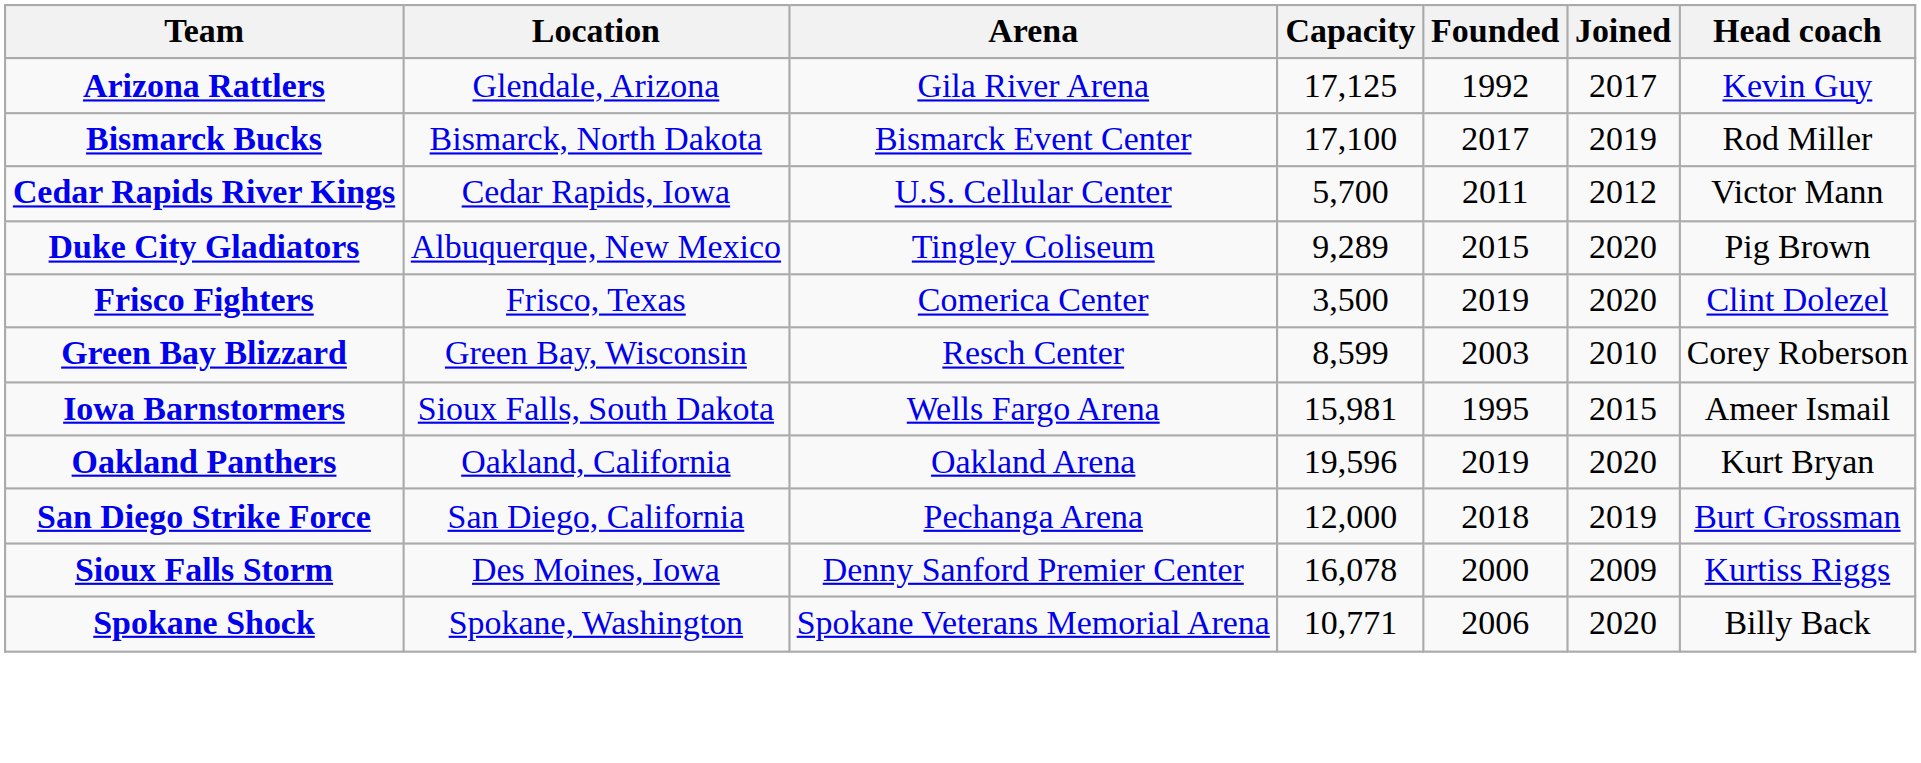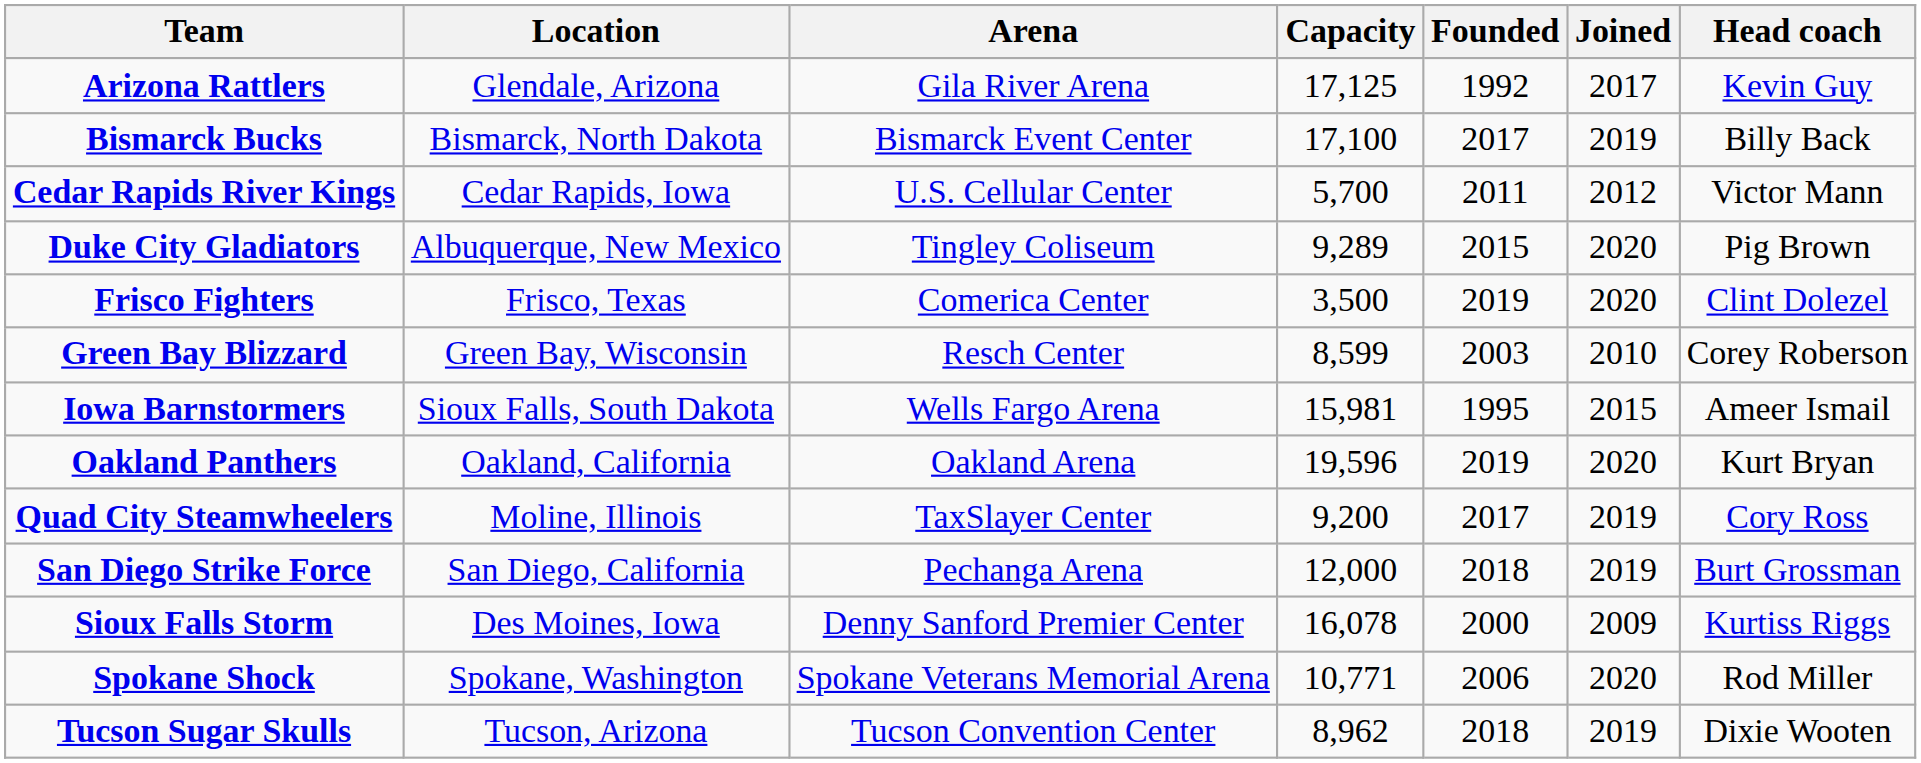(1797, 138) Rod Miller -> (1797, 138) Billy Back
+ row: (204, 515)
(1797, 623) Billy Back -> (1797, 676) Rod Miller
+ row: (204, 730)
